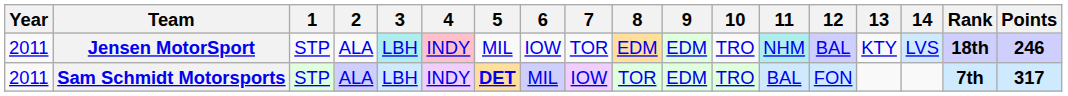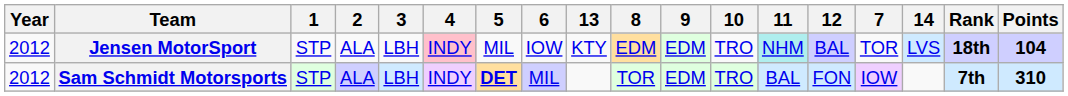columns swapped: (589, 19) <-> (879, 19)
(29, 48) 2011 -> (29, 48) 2012
(400, 48) paleturquoise background -> (401, 48) no background
(1029, 48) 246 -> (1031, 48) 104
(29, 77) 2011 -> (29, 77) 2012
(1029, 77) 317 -> (1031, 77) 310
